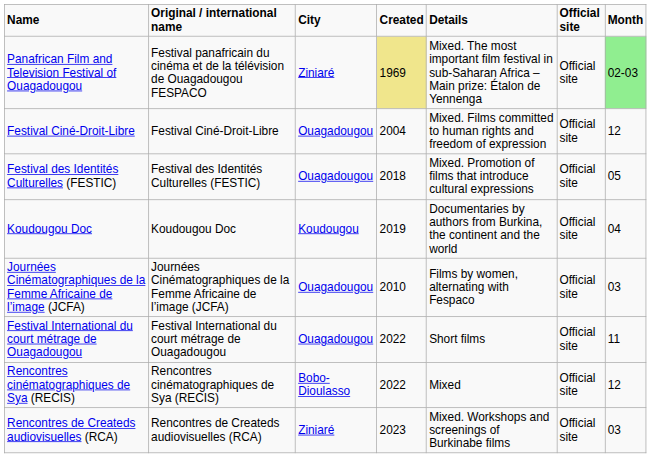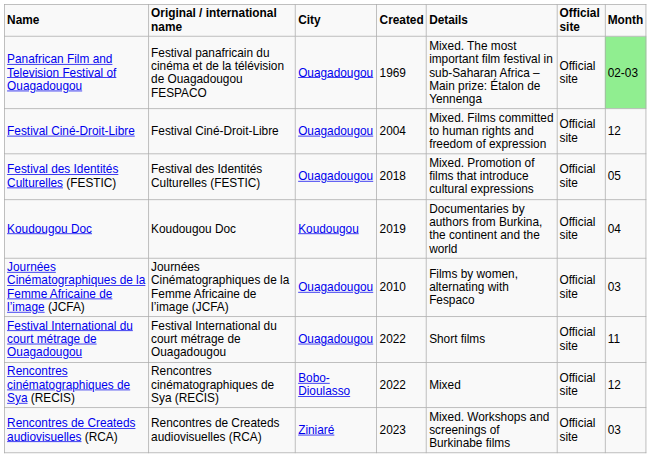(316, 72) Ziniaré -> (336, 72) Ouagadougou
(393, 72) khaki background -> (393, 72) no background
